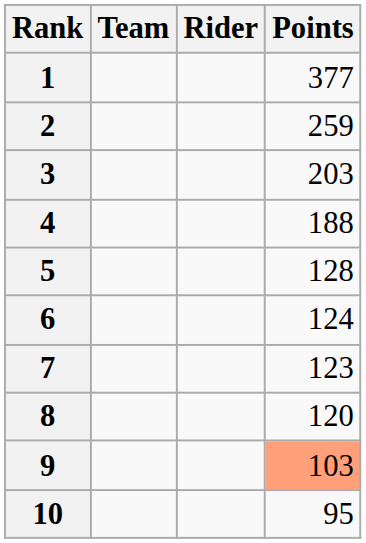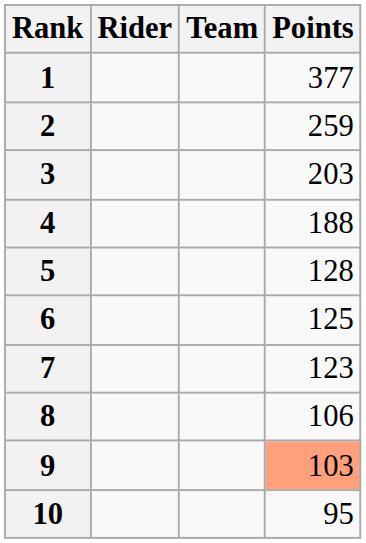columns swapped: (221, 28) <-> (133, 28)
(331, 319) 124 -> (331, 319) 125
(331, 416) 120 -> (331, 416) 106
